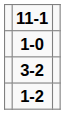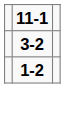- row: (32, 44)
